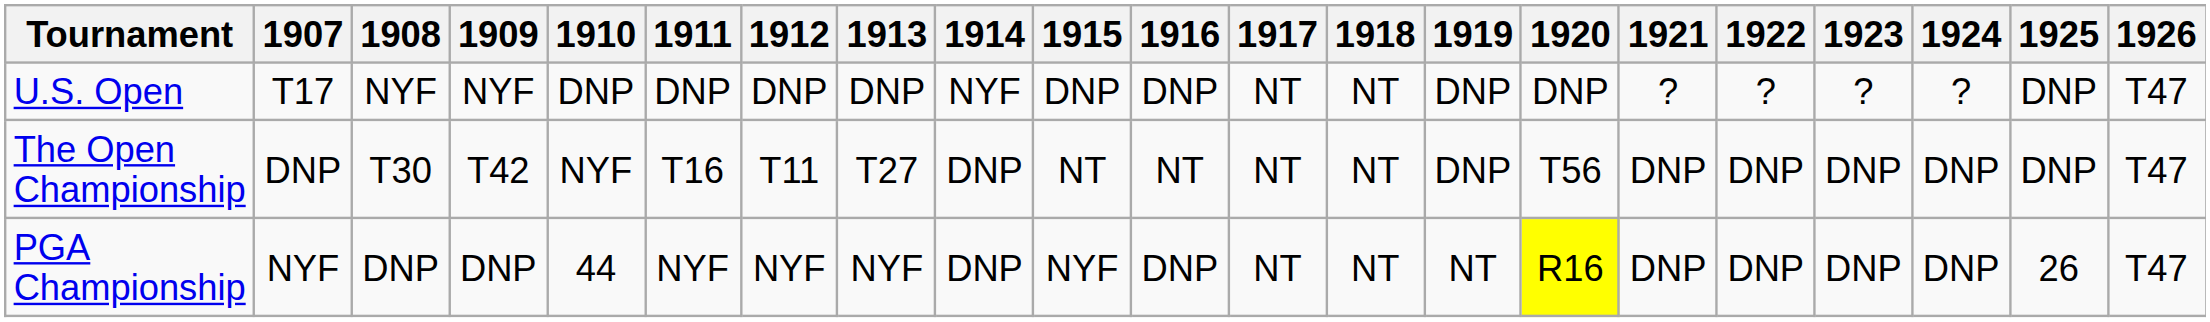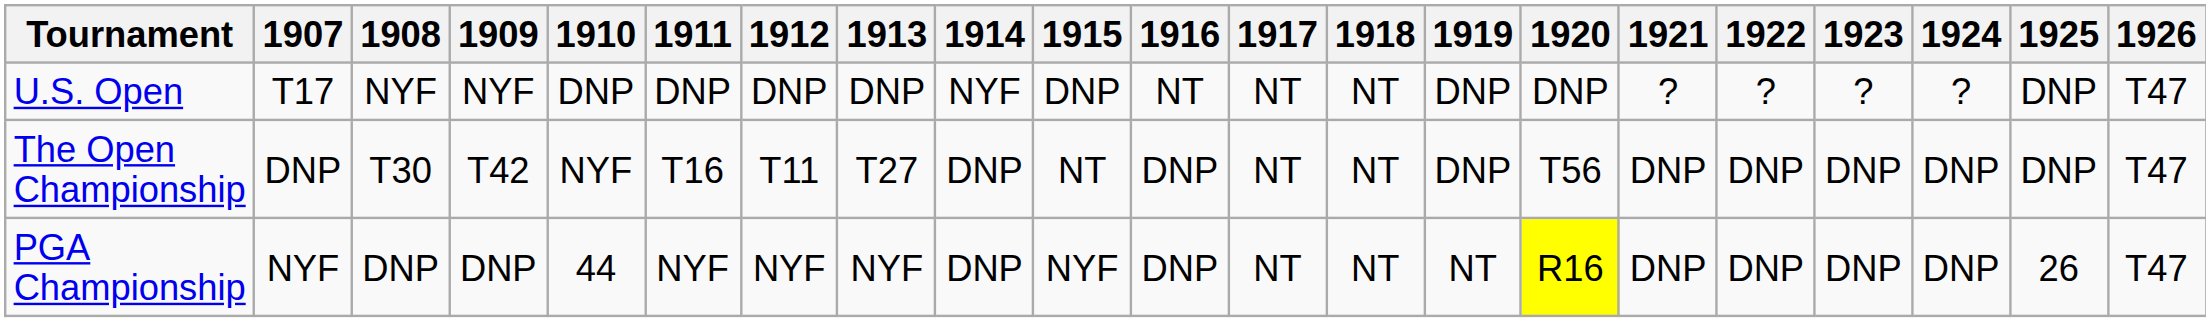(1180, 92) DNP -> (1180, 92) NT
(1180, 169) NT -> (1180, 169) DNP
